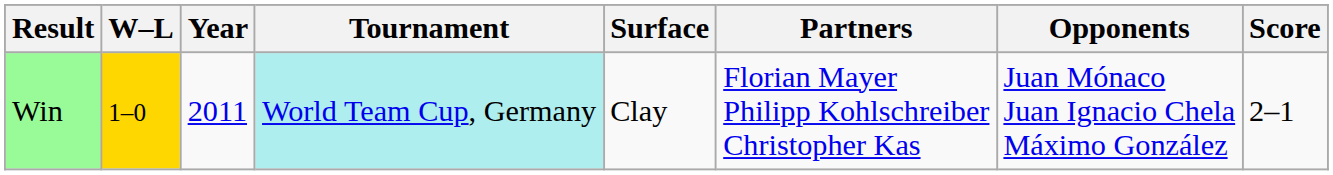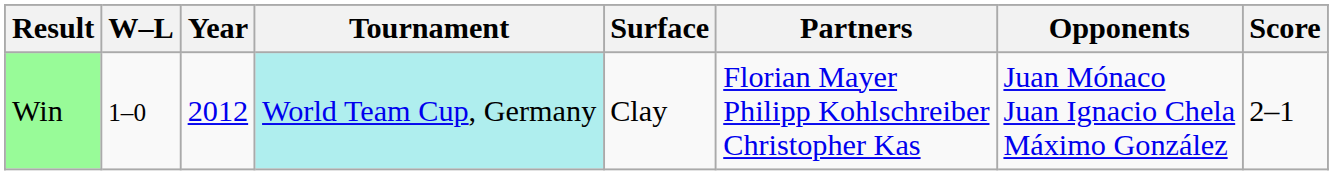(127, 112) gold background -> (127, 112) no background
(217, 110) 2011 -> (218, 110) 2012
